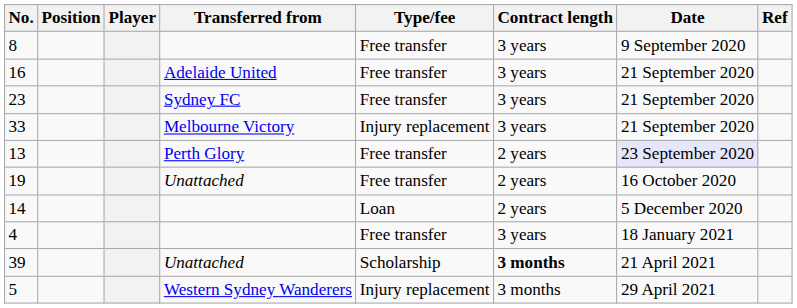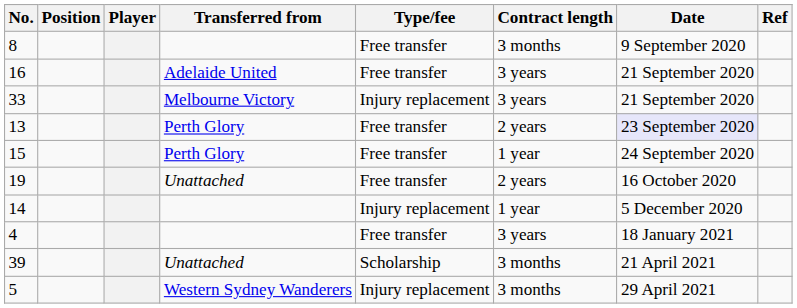(522, 45) 3 years -> (529, 45) 3 months
- row: (17, 99)
+ row: (17, 153)
(377, 208) Loan -> (425, 208) Injury replacement
(522, 208) 2 years -> (519, 208) 1 year
(531, 262) bold -> (529, 262) normal
